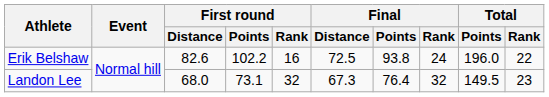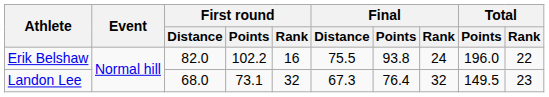(195, 59) 82.6 -> (195, 59) 82.0
(342, 59) 72.5 -> (342, 59) 75.5
